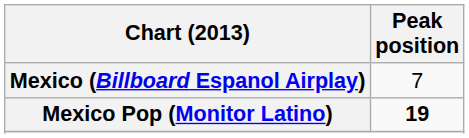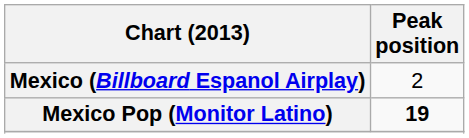(417, 80) 7 -> (417, 80) 2
